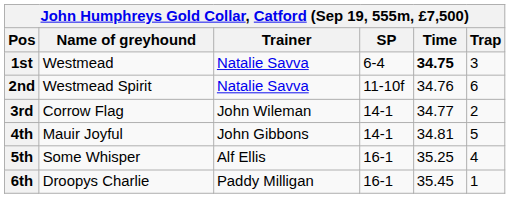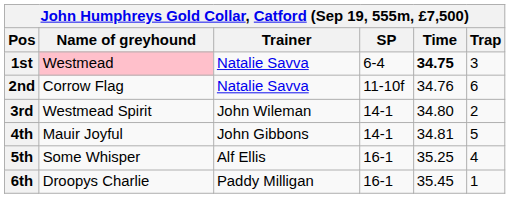(78, 63) no background -> (78, 63) pink background
(97, 87) Westmead Spirit -> (83, 87) Corrow Flag
(83, 110) Corrow Flag -> (97, 110) Westmead Spirit
(435, 110) 34.77 -> (435, 110) 34.80
